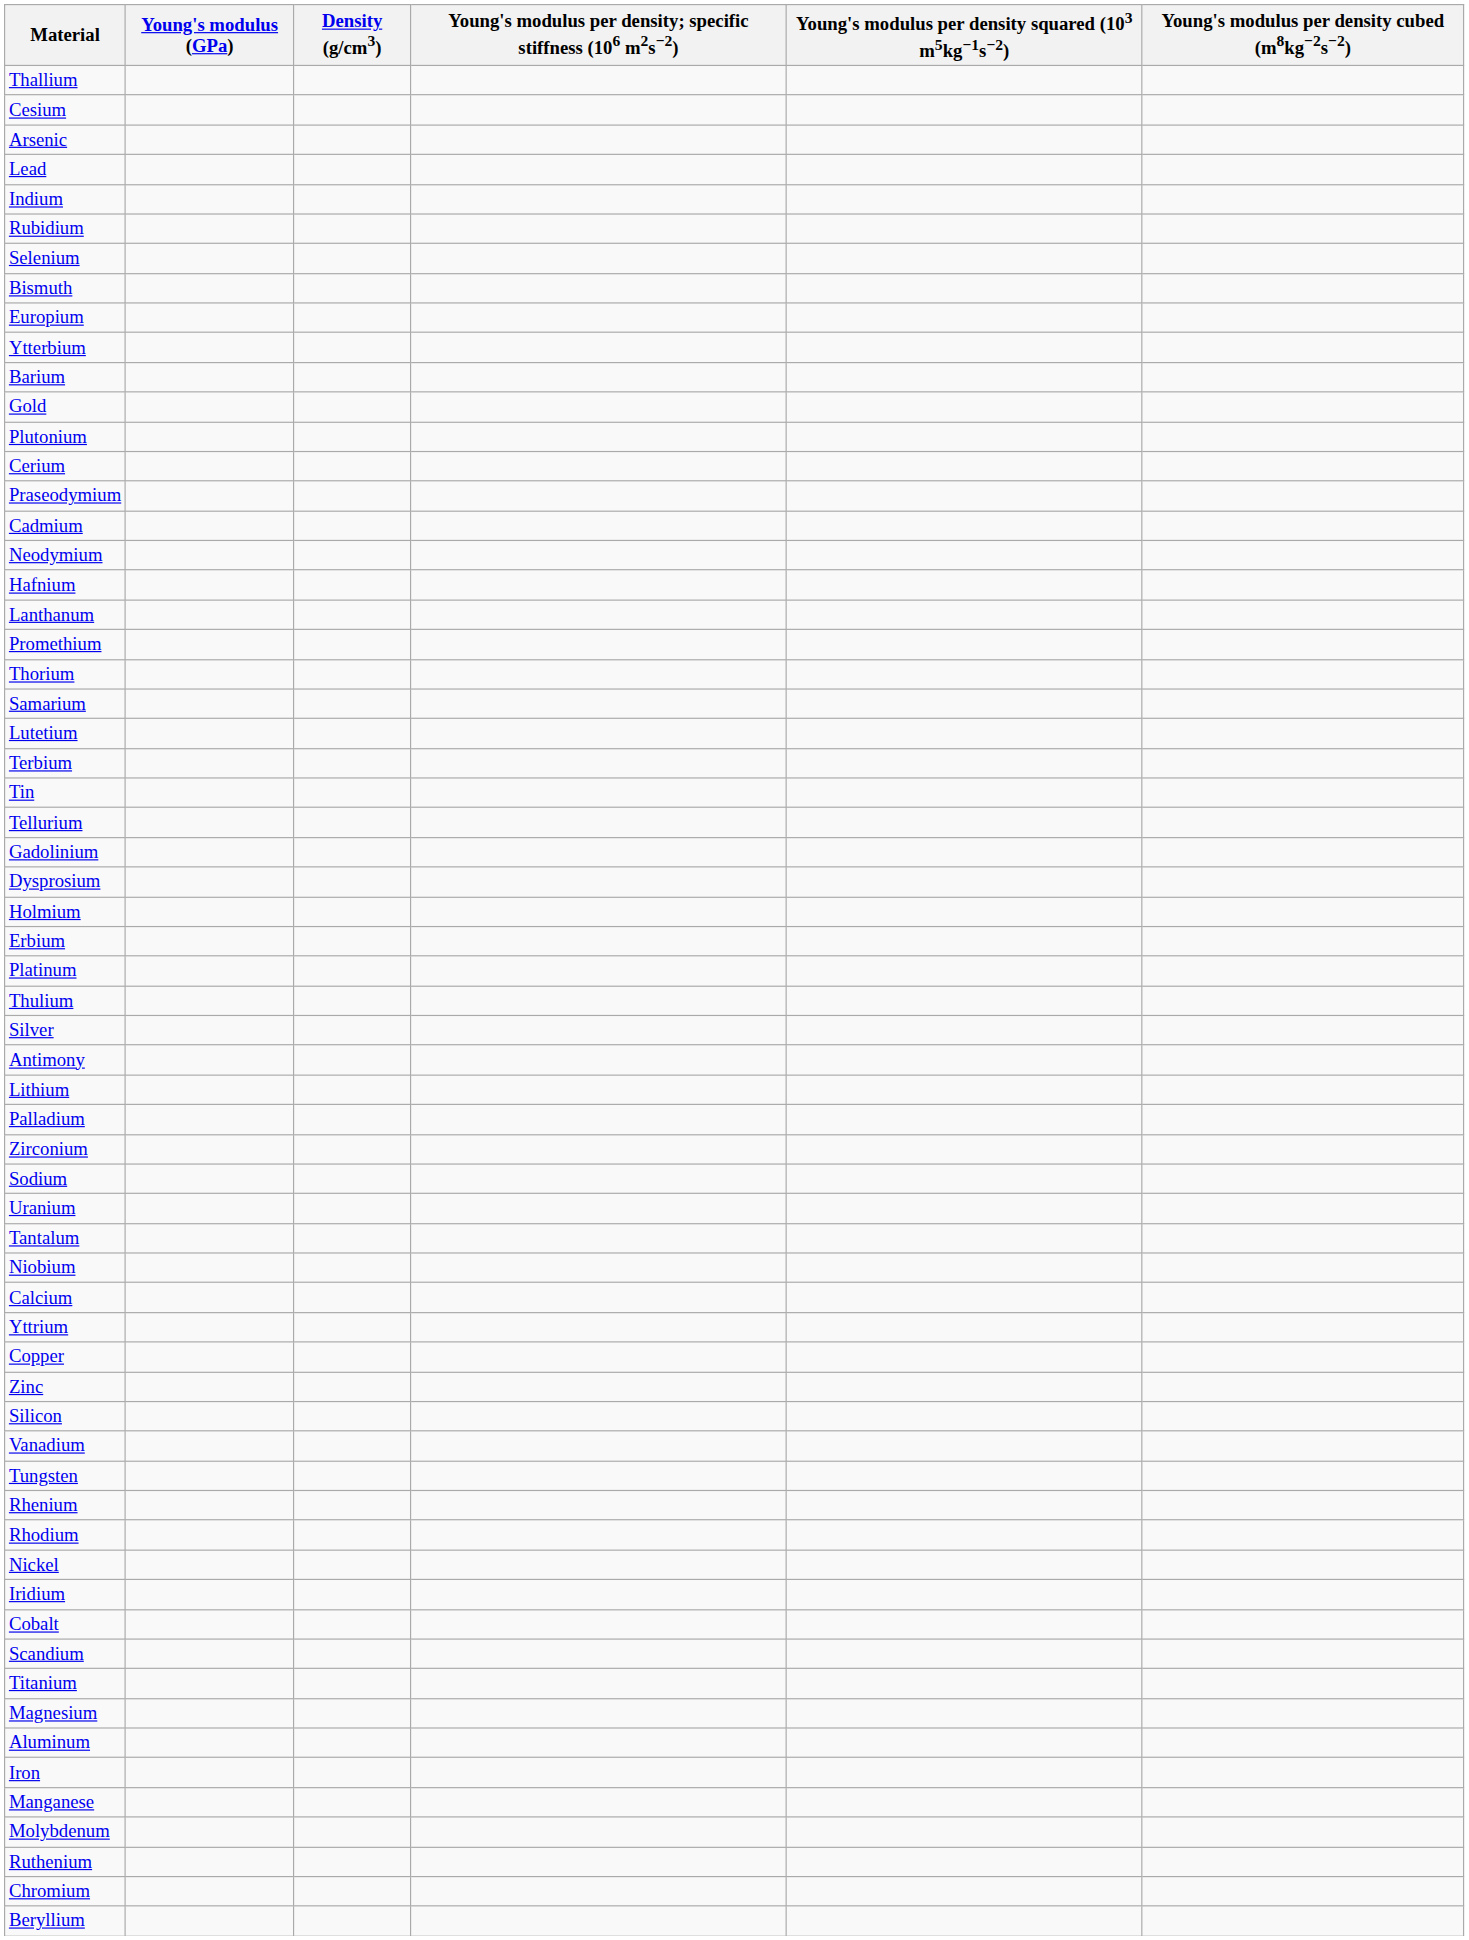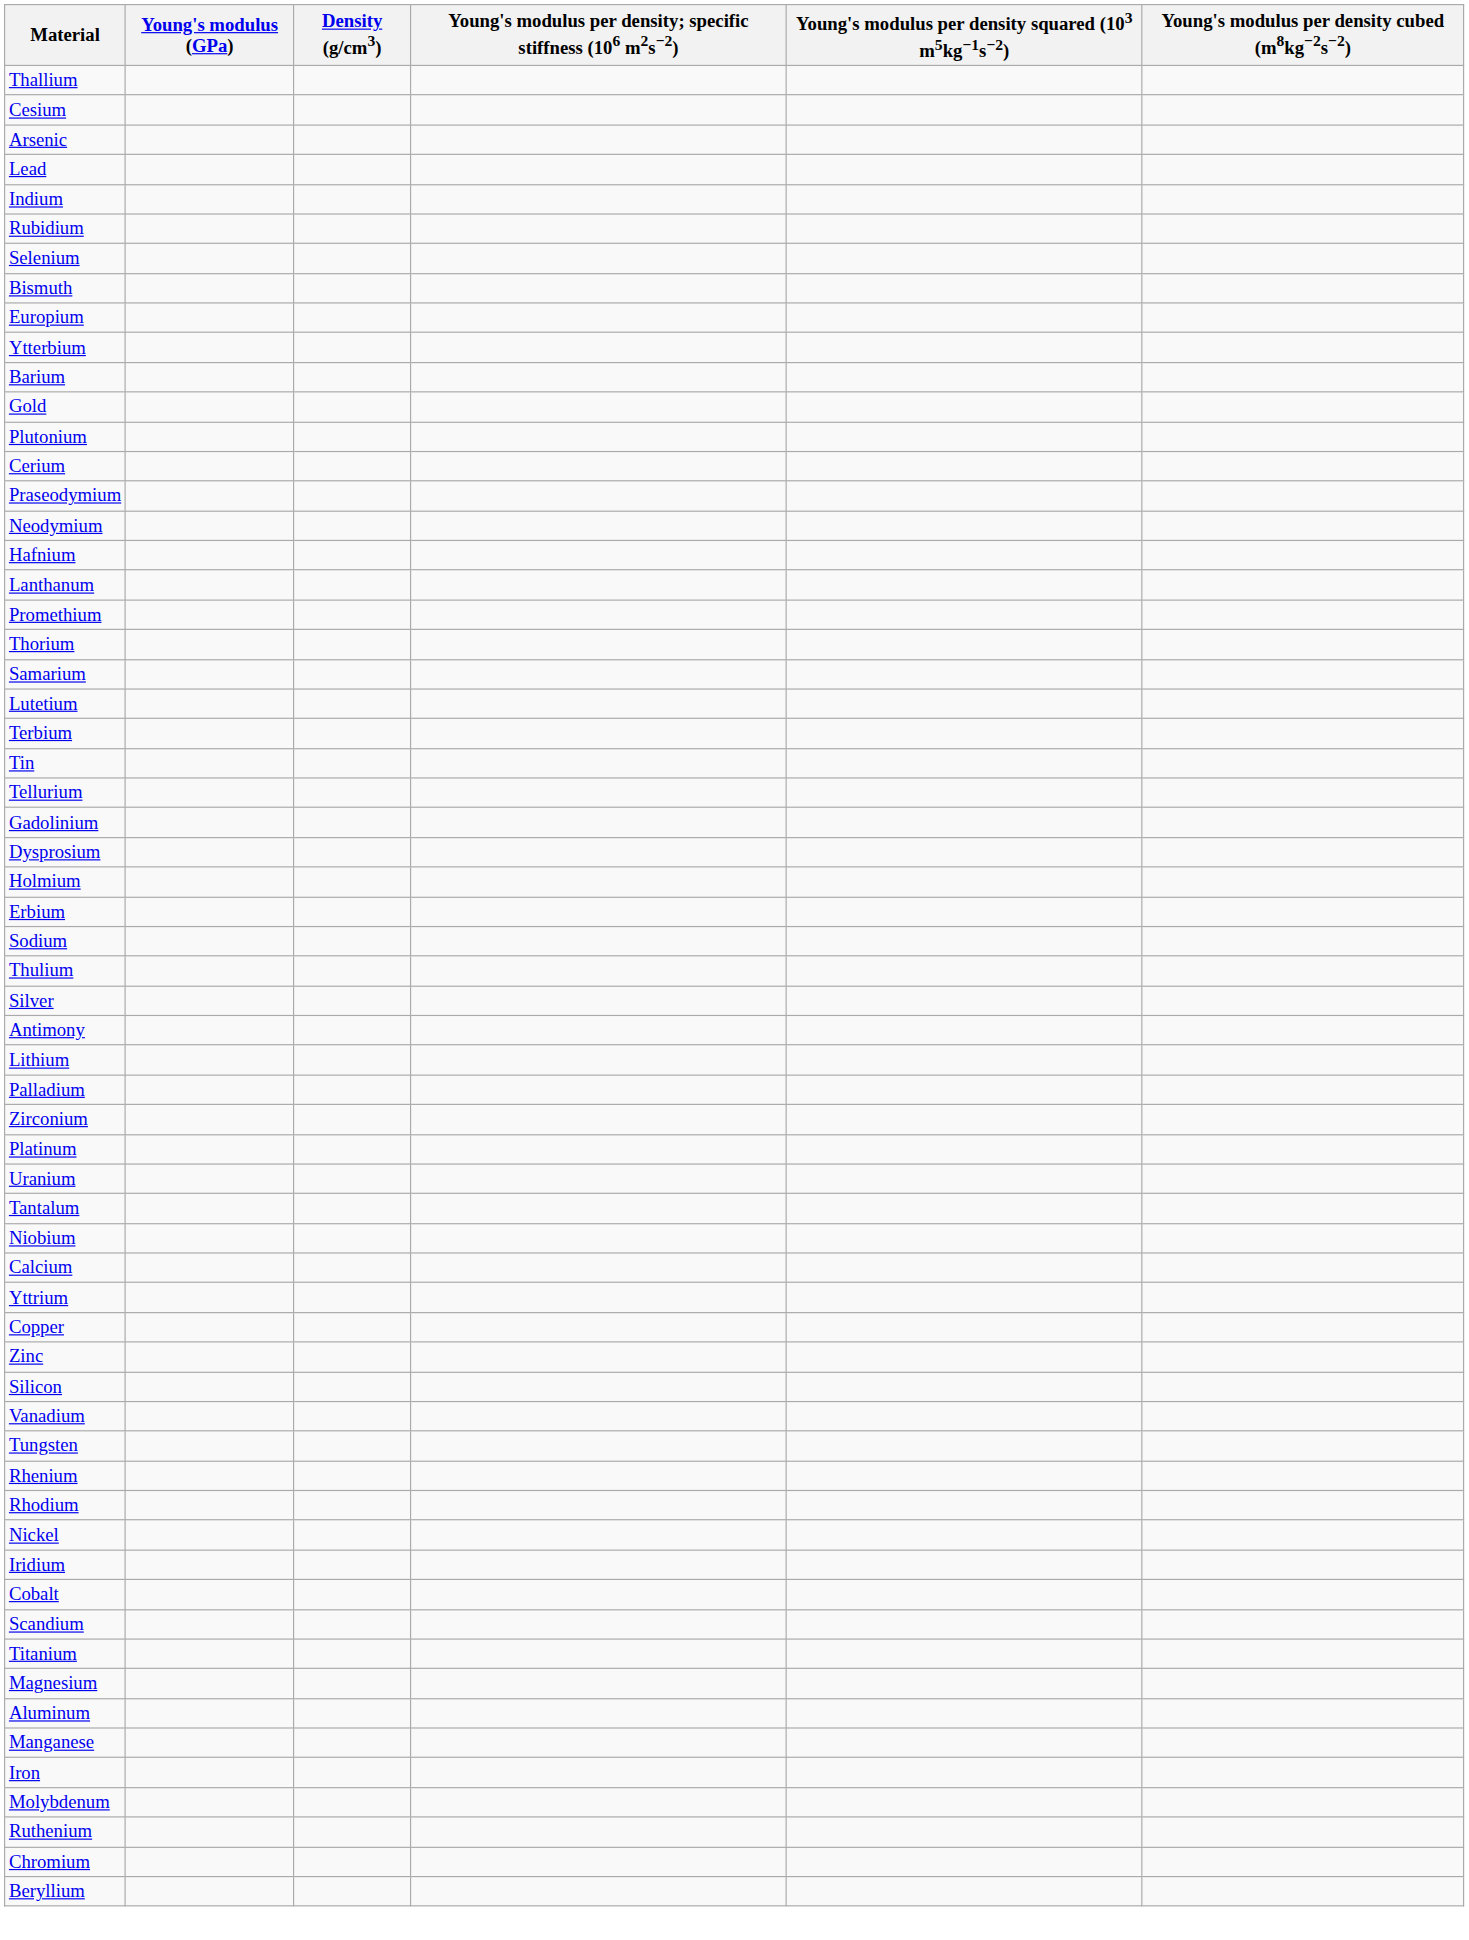- row: (46, 525)
rows swapped: (43, 970) <-> (38, 1178)
rows swapped: (52, 1802) <-> (24, 1772)
